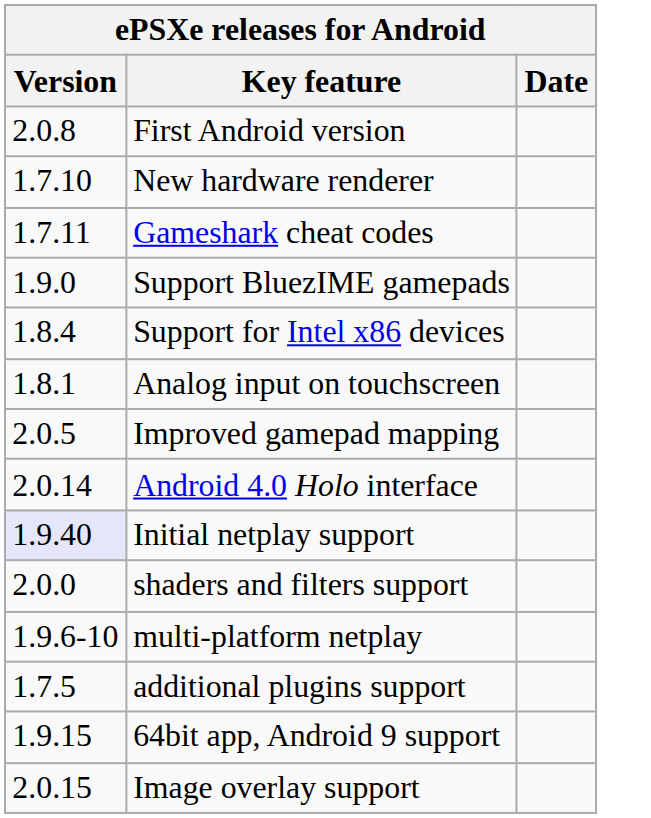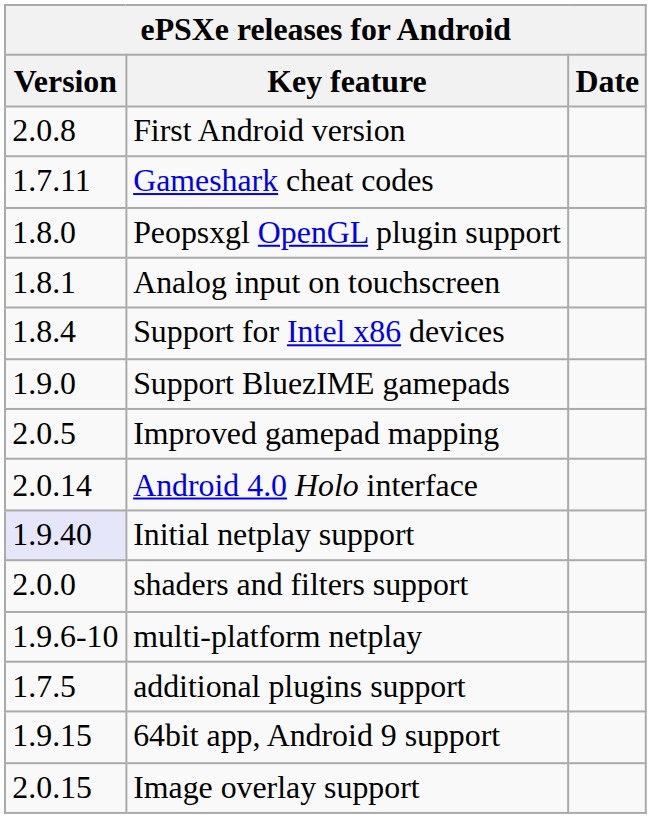- row: (283, 181)
+ row: (347, 231)
rows swapped: (317, 383) <-> (321, 282)
